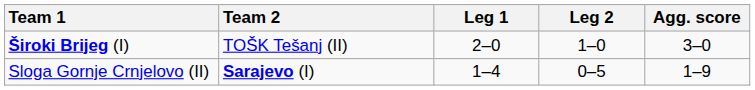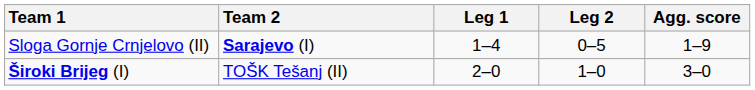rows swapped: (109, 71) <-> (69, 44)
